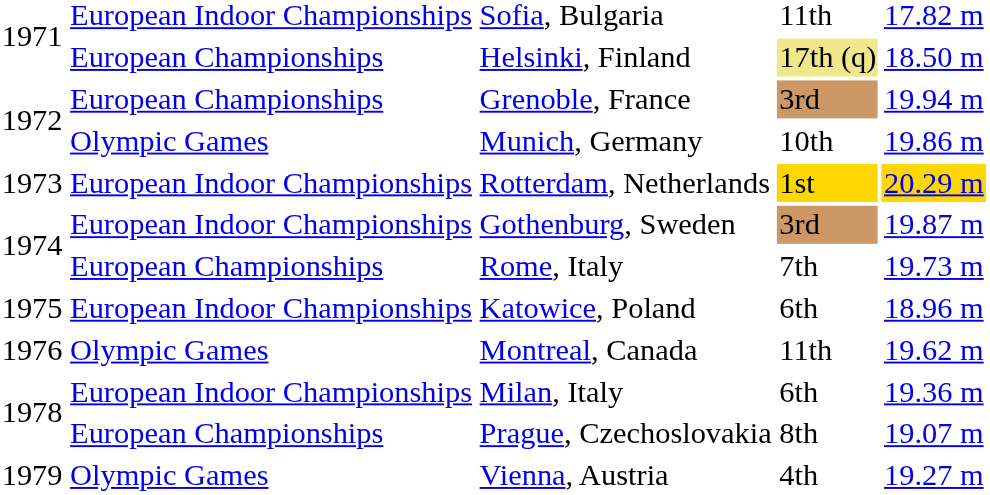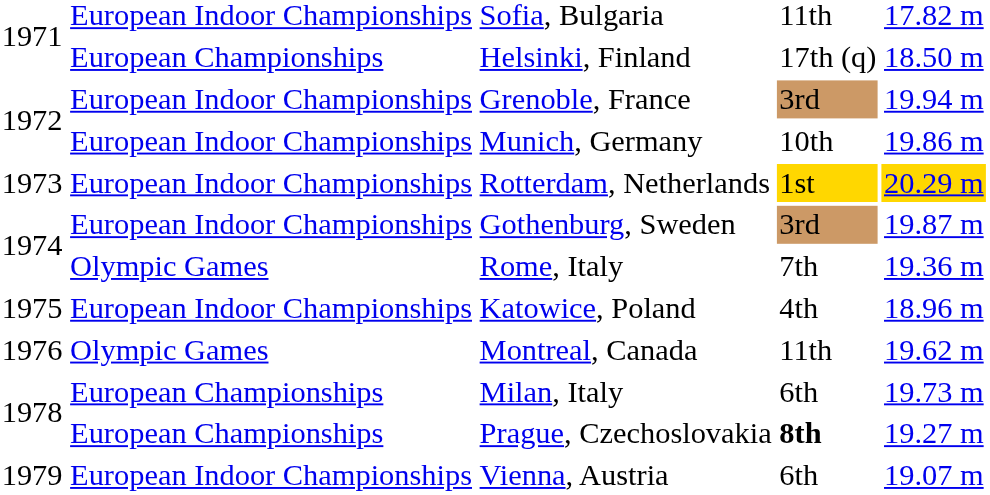(828, 57) khaki background -> (828, 57) no background
(227, 98) European Championships -> (271, 98) European Indoor Championships
(169, 140) Olympic Games -> (271, 140) European Indoor Championships
(227, 266) European Championships -> (169, 266) Olympic Games
(934, 266) 19.73 m -> (934, 266) 19.36 m
(799, 307) 6th -> (799, 307) 4th
(271, 391) European Indoor Championships -> (227, 391) European Championships
(934, 391) 19.36 m -> (934, 391) 19.73 m
(799, 433) normal -> (800, 433) bold
(934, 433) 19.07 m -> (934, 433) 19.27 m
(169, 475) Olympic Games -> (271, 475) European Indoor Championships
(799, 475) 4th -> (799, 475) 6th
(934, 475) 19.27 m -> (934, 475) 19.07 m
